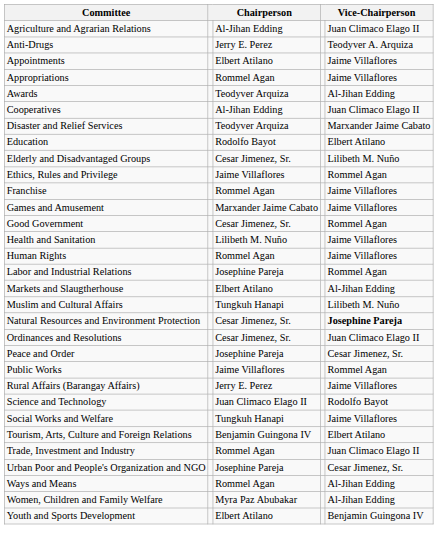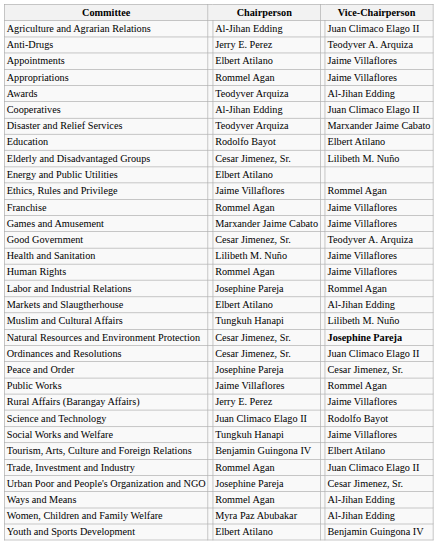+ row: (62, 175)
(357, 223) Rommel Agan -> (370, 239) Teodyver A. Arquiza
